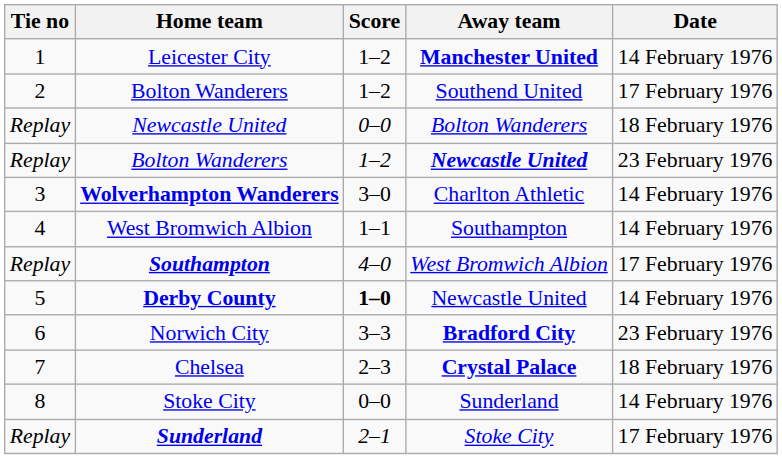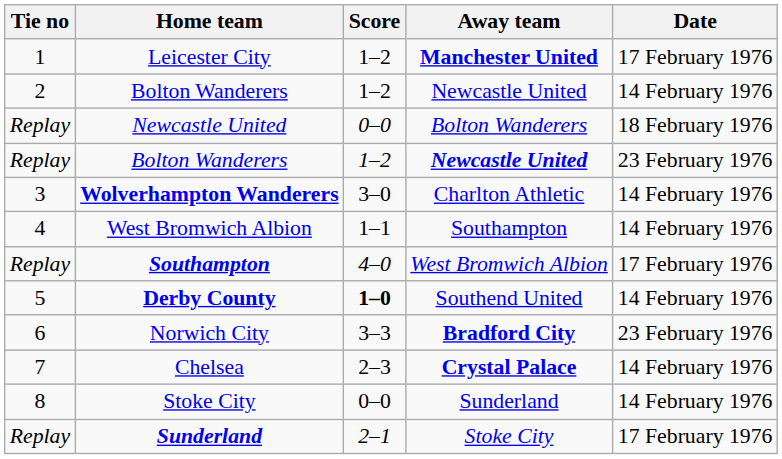(695, 56) 14 February 1976 -> (695, 56) 17 February 1976
(509, 90) Southend United -> (509, 90) Newcastle United
(695, 90) 17 February 1976 -> (695, 90) 14 February 1976
(509, 297) Newcastle United -> (509, 297) Southend United
(695, 366) 18 February 1976 -> (695, 366) 14 February 1976
